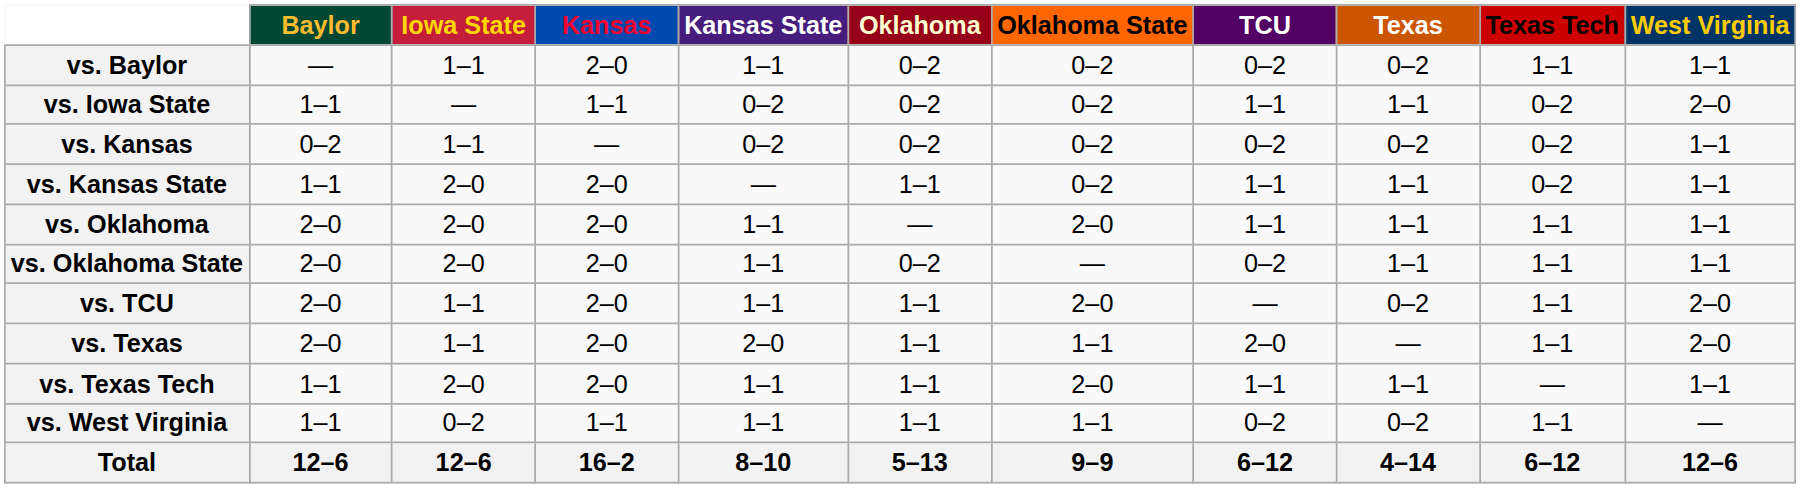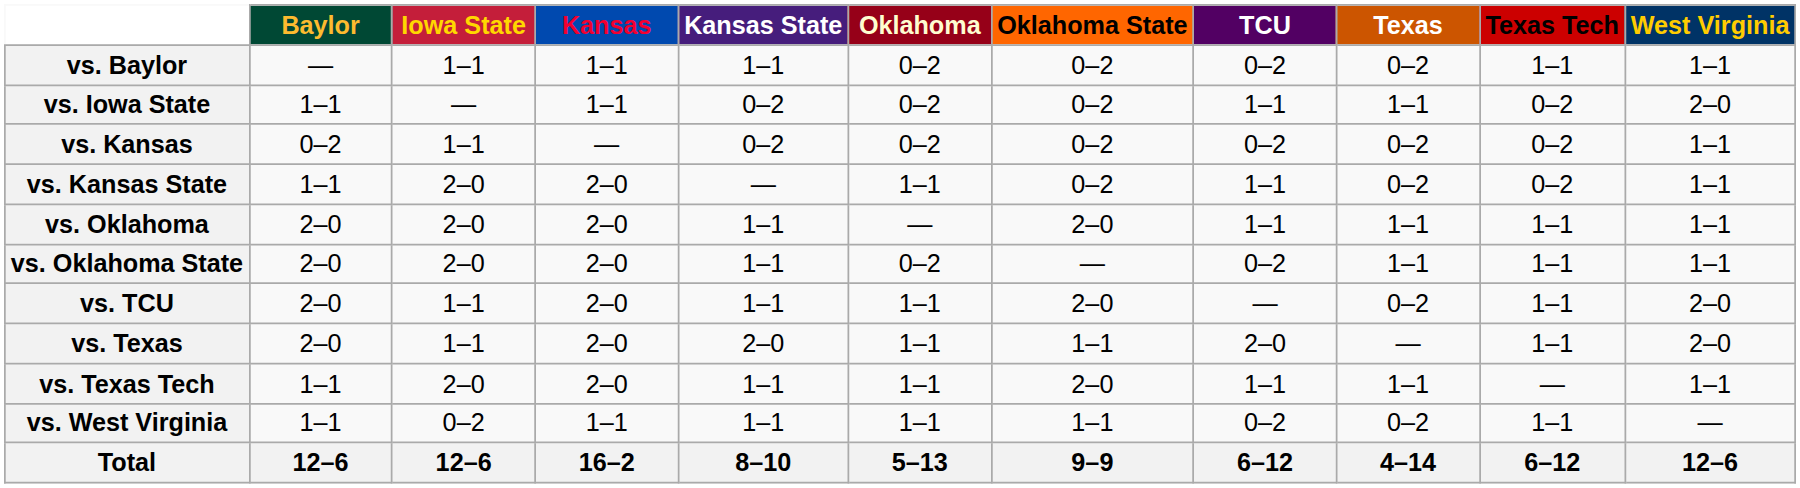(607, 65) 2–0 -> (607, 65) 1–1
(1408, 184) 1–1 -> (1408, 184) 0–2
